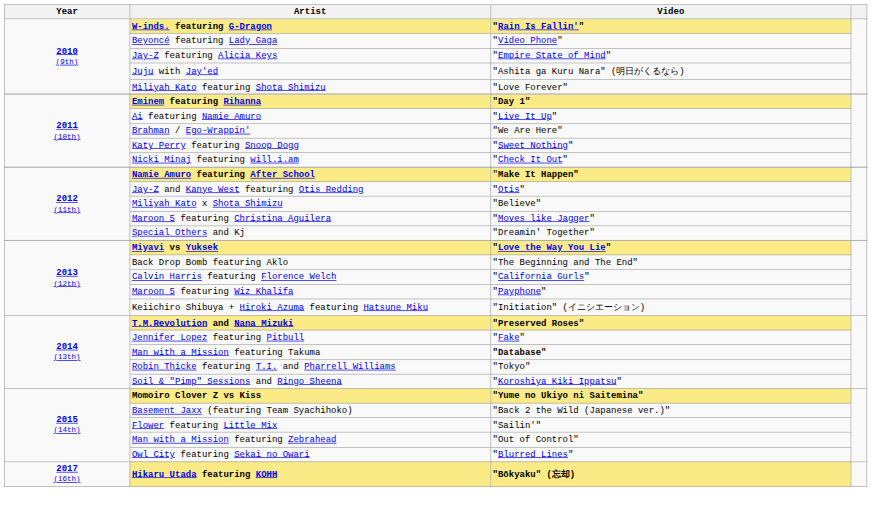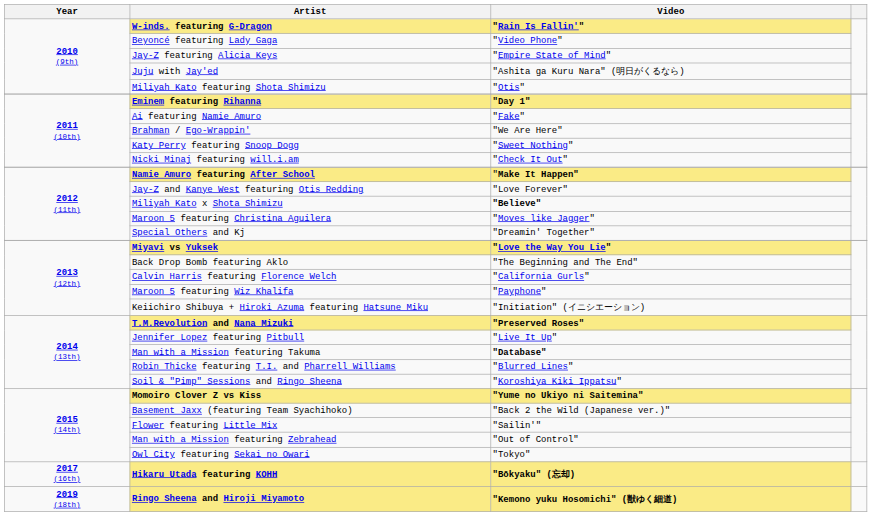(530, 87) "Love Forever" -> (509, 87) "Otis"
(525, 116) "Live It Up" -> (509, 116) "Fake"
(509, 189) "Otis" -> (530, 189) "Love Forever"
(517, 204) normal -> (517, 204) bold
(509, 337) "Fake" -> (525, 337) "Live It Up"
(511, 367) "Tokyo" -> (533, 367) "Blurred Lines"
(533, 454) "Blurred Lines" -> (511, 454) "Tokyo"
+ row: (218, 499)
